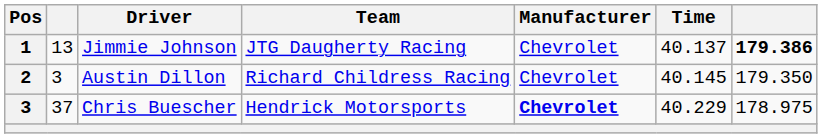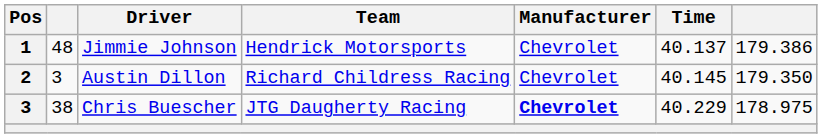(62, 50) 13 -> (62, 50) 48
(356, 50) JTG Daugherty Racing -> (356, 50) Hendrick Motorsports
(774, 50) bold -> (774, 50) normal
(62, 109) 37 -> (62, 109) 38
(356, 109) Hendrick Motorsports -> (356, 109) JTG Daugherty Racing
